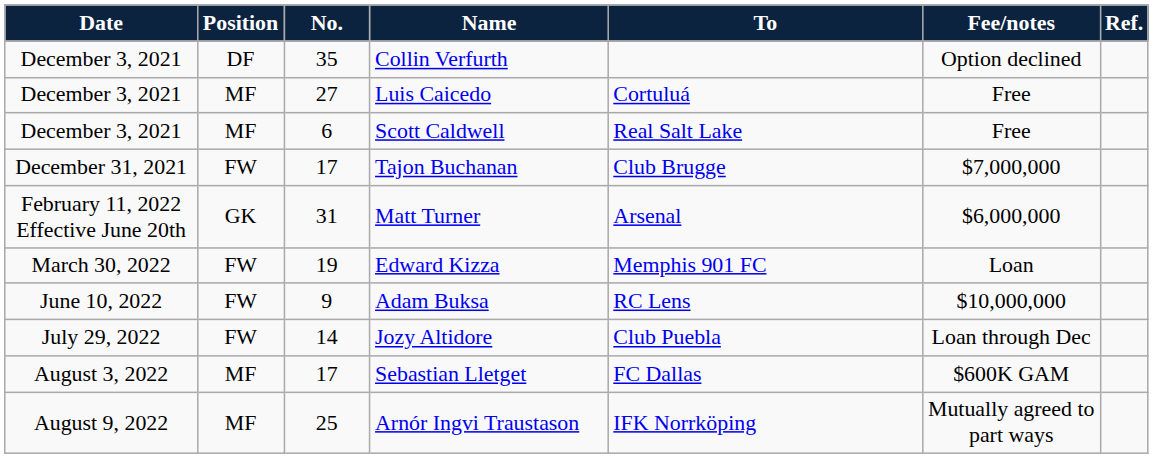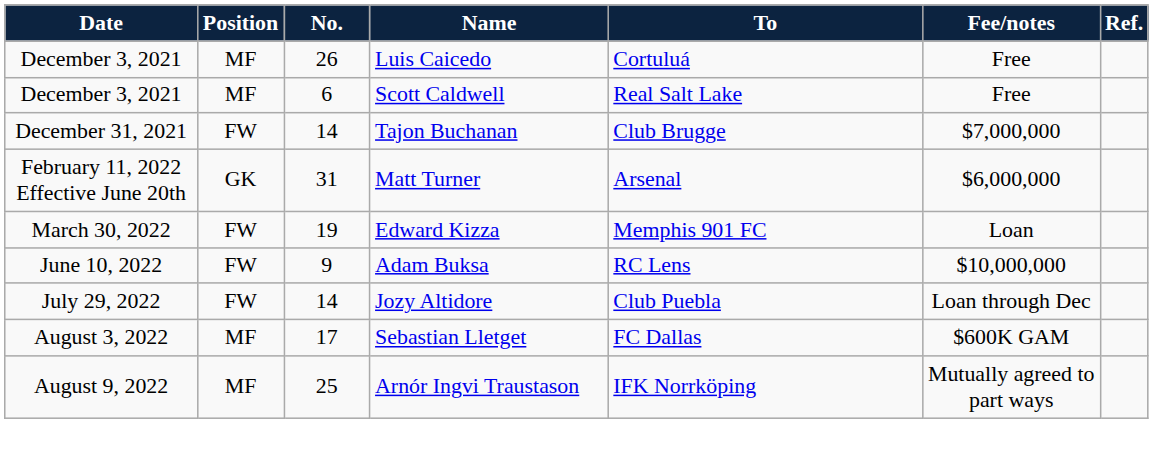- row: (441, 59)
(327, 95) 27 -> (327, 59) 26
(327, 167) 17 -> (327, 131) 14
